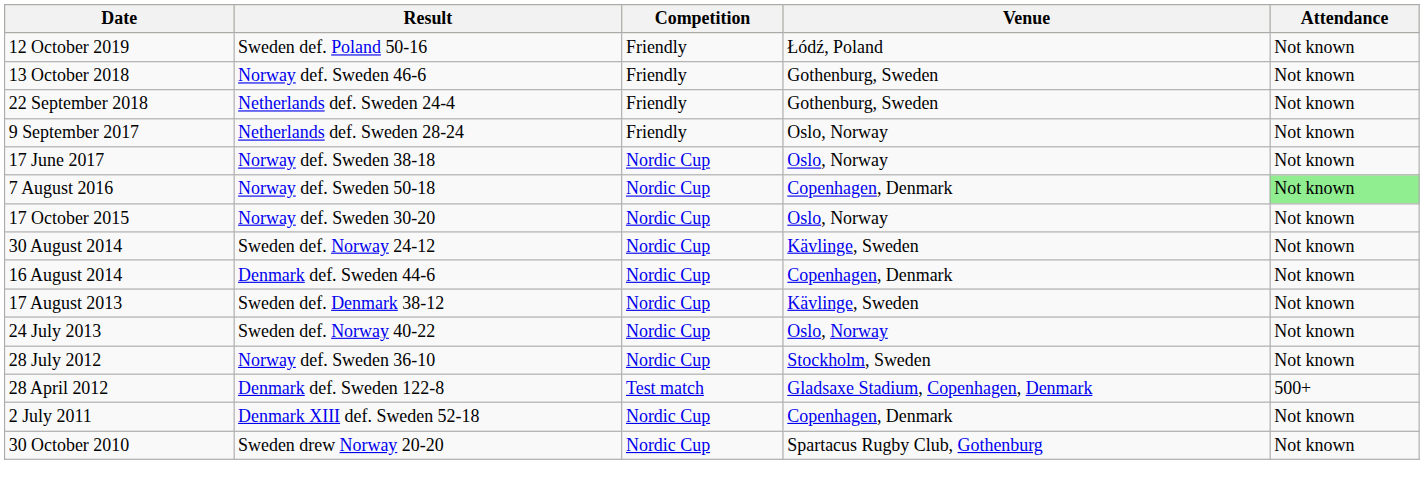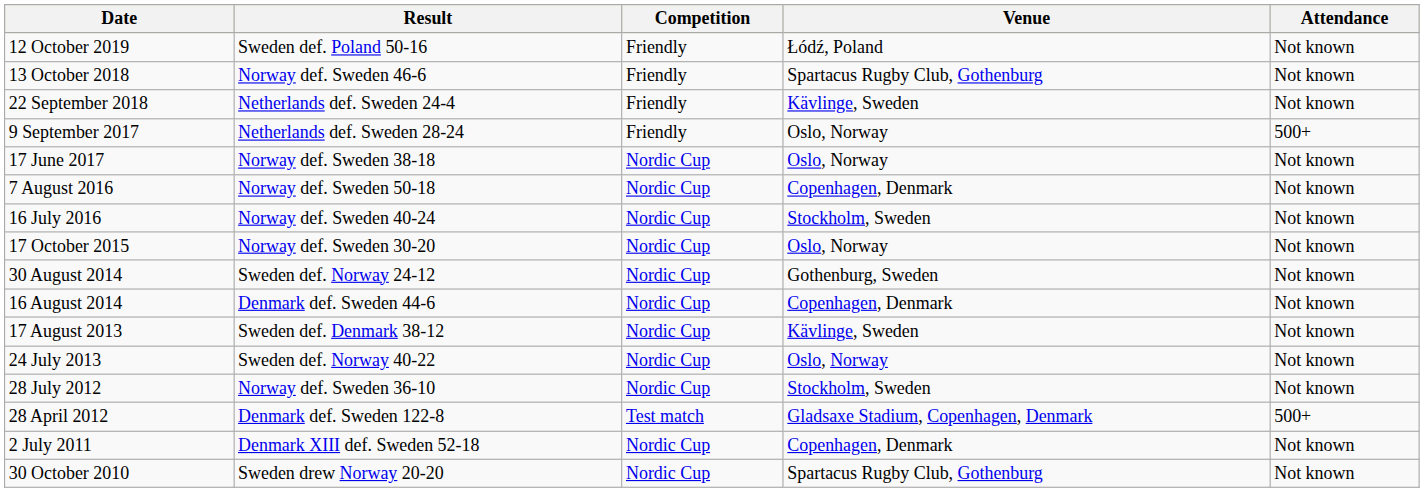(863, 75) Gothenburg, Sweden -> (915, 75) Spartacus Rugby Club, Gothenburg
(863, 103) Gothenburg, Sweden -> (853, 103) Kävlinge, Sweden
(1314, 132) Not known -> (1293, 132) 500+
(1314, 189) lightgreen background -> (1314, 189) no background
+ row: (55, 217)
(853, 246) Kävlinge, Sweden -> (863, 274) Gothenburg, Sweden
